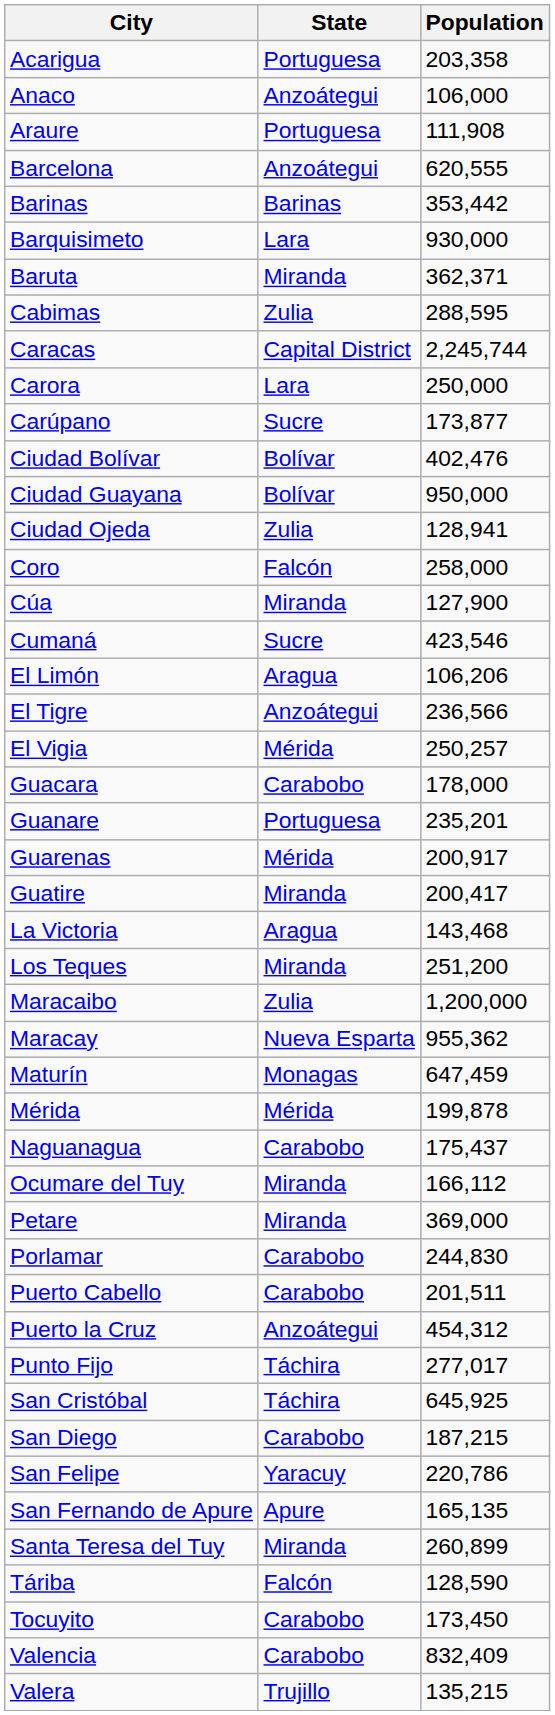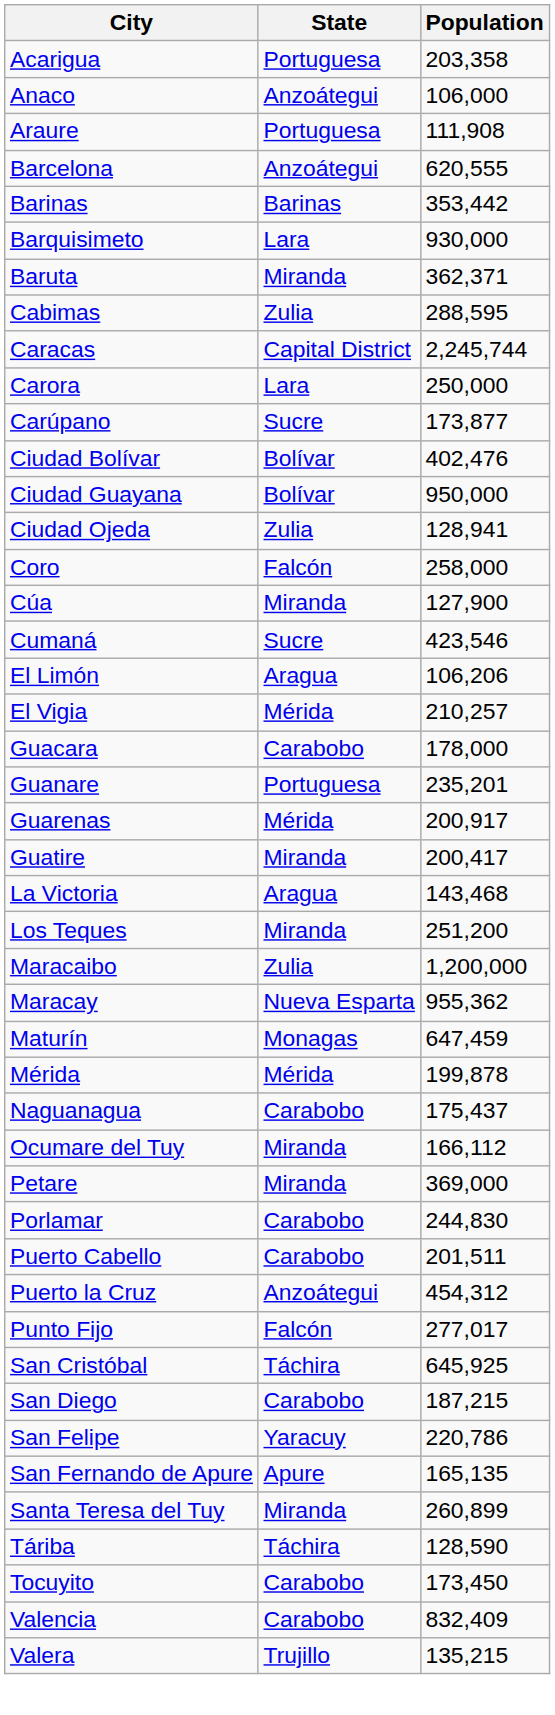- row: (49, 712)
(467, 748) 250,257 -> (467, 712) 210,257
(302, 1365) Táchira -> (298, 1328) Falcón
(298, 1582) Falcón -> (302, 1546) Táchira
